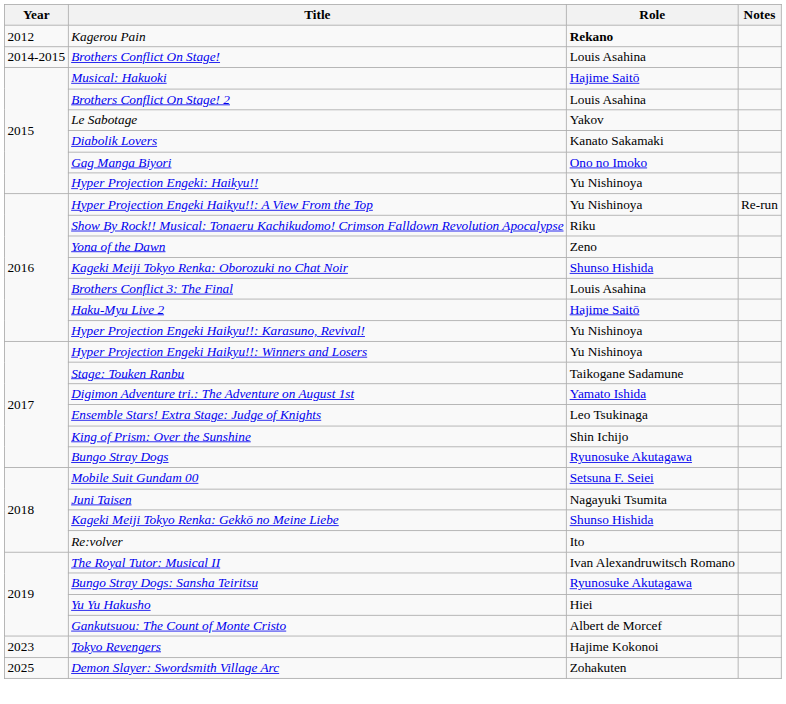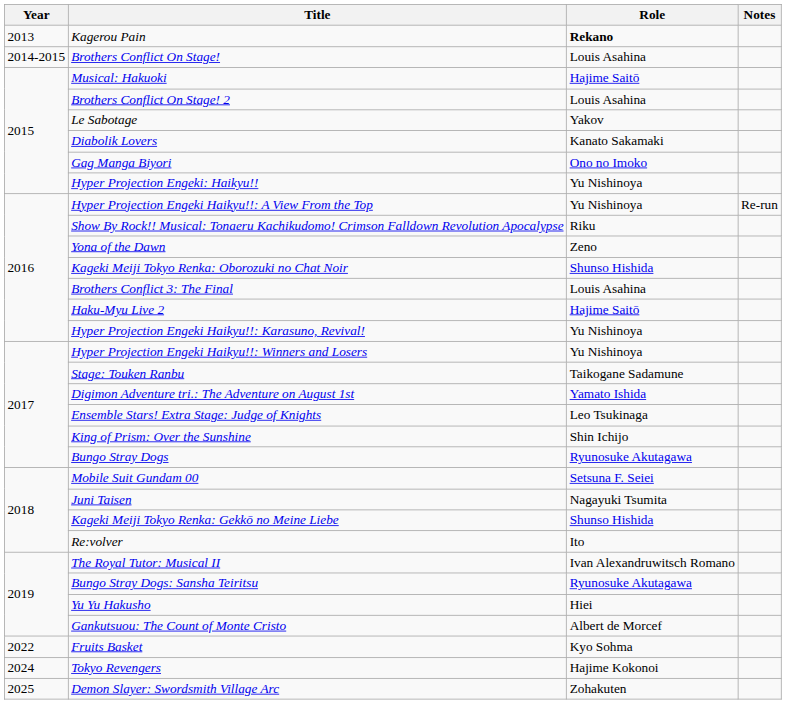(21, 36) 2012 -> (21, 36) 2013
+ row: (107, 646)
(21, 646) 2023 -> (21, 667) 2024
